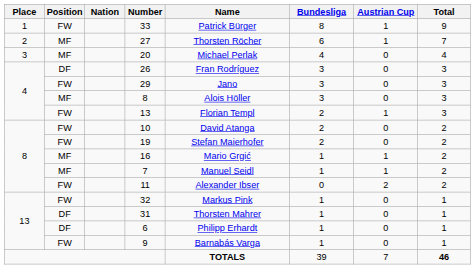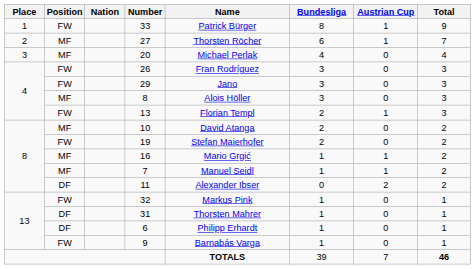(65, 69) DF -> (65, 69) FW
(65, 127) FW -> (65, 127) MF
(65, 185) FW -> (65, 185) DF
